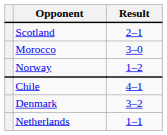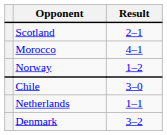(134, 49) 3–0 -> (134, 49) 4–1
(134, 86) 4–1 -> (134, 86) 3–0
rows swapped: (36, 103) <-> (43, 121)
